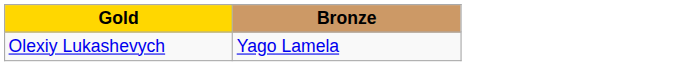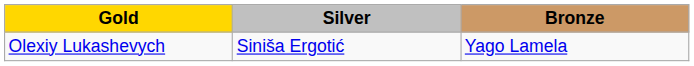+ column: (347, 18)
